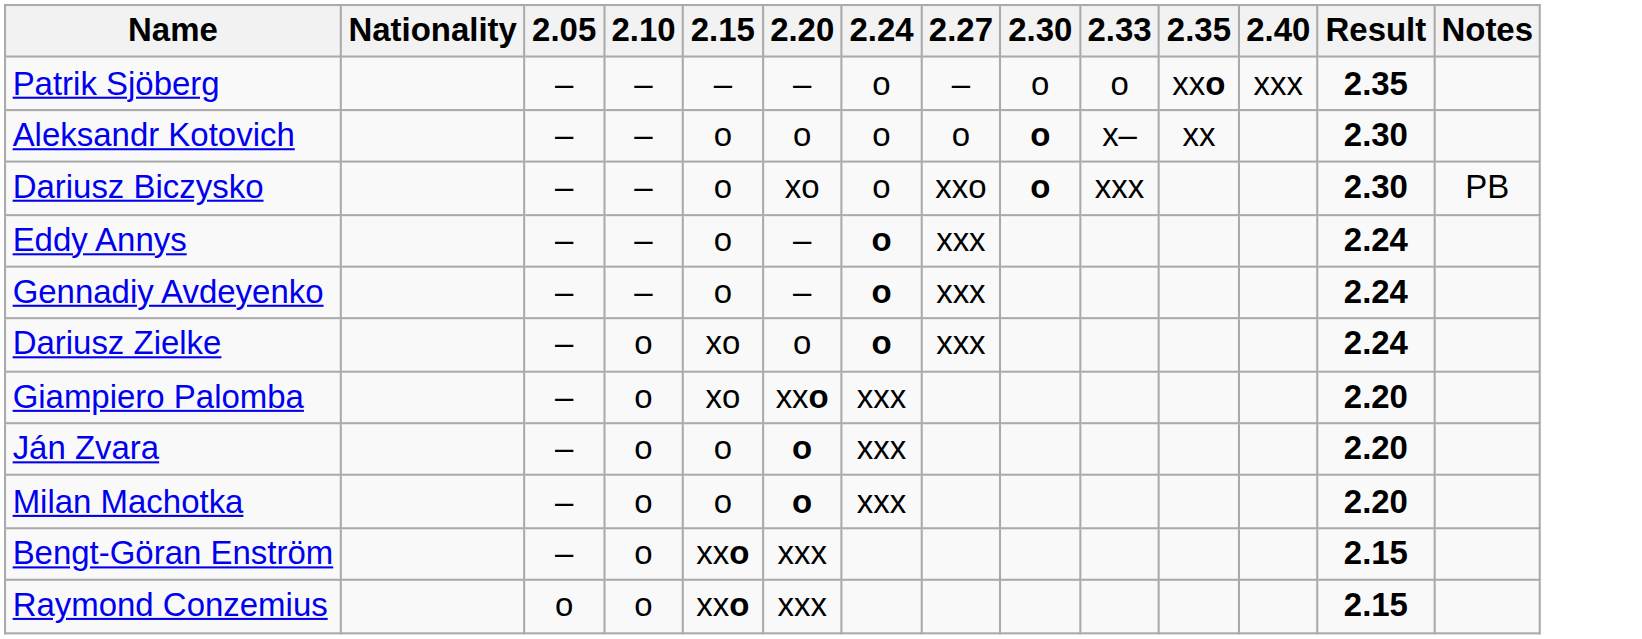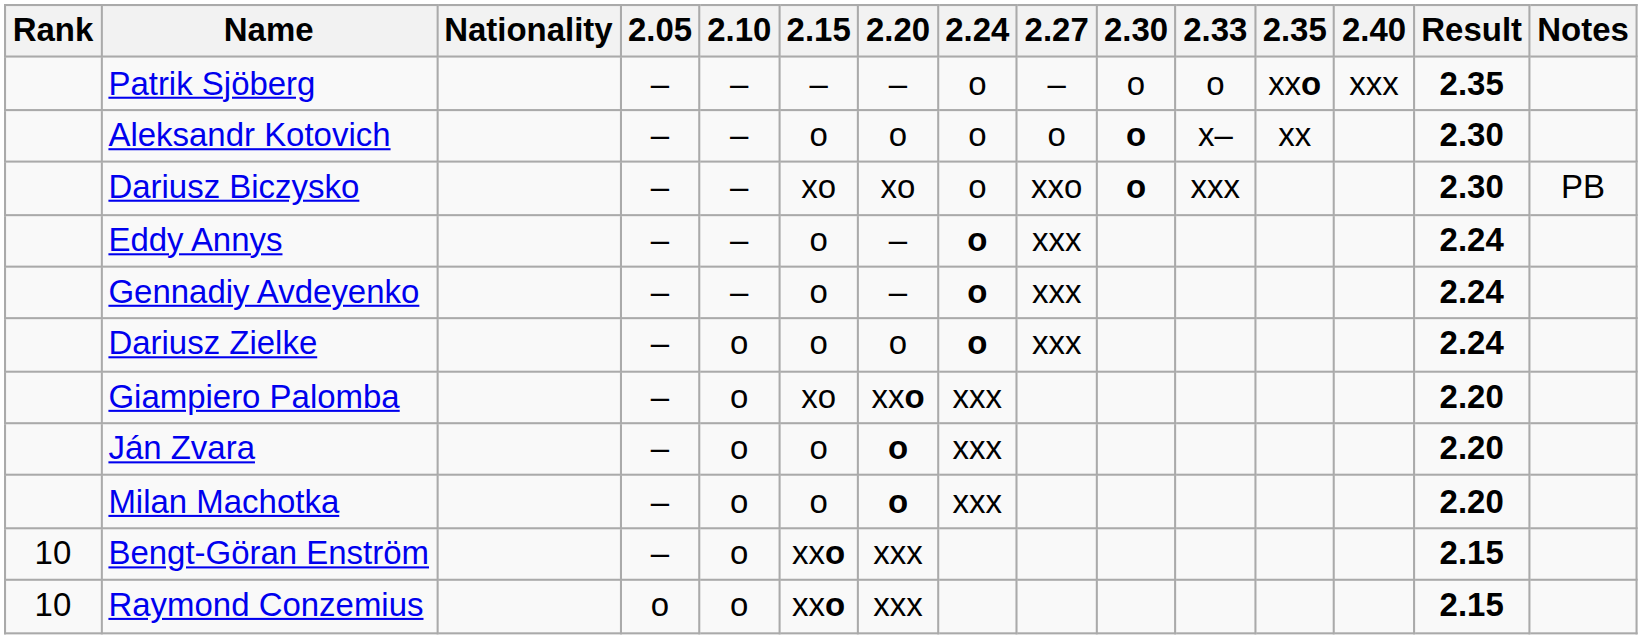+ column: (53, 30)
(723, 187) o -> (819, 187) xo
(723, 344) xo -> (819, 344) o
